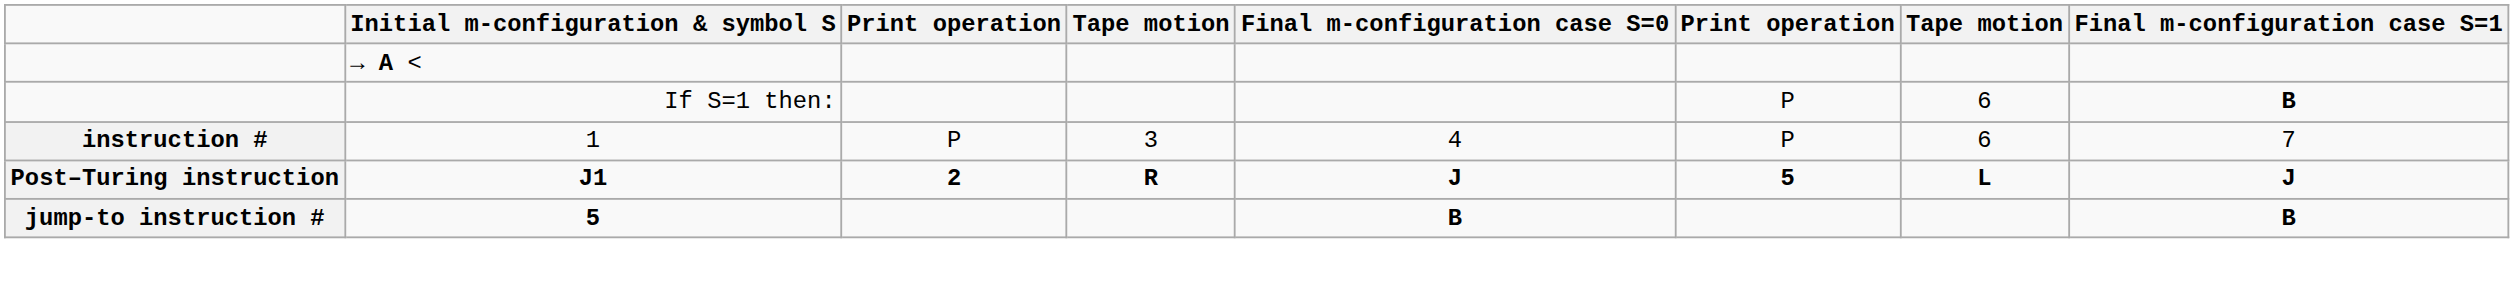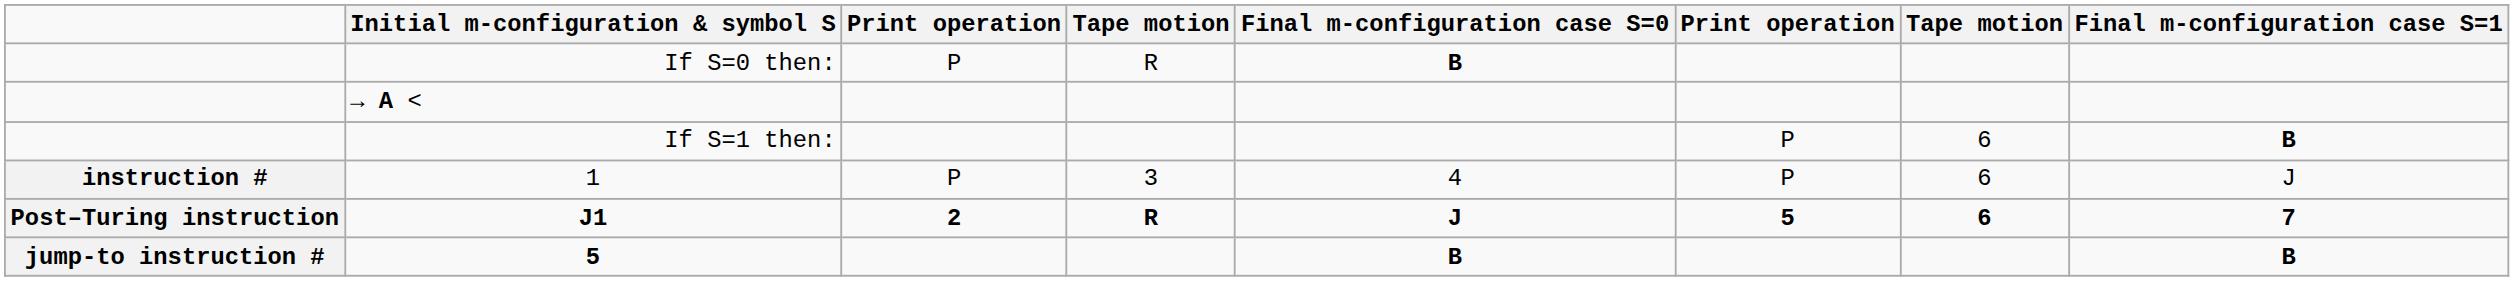+ row: (750, 63)
(2289, 141) 7 -> (2289, 179) J
(1985, 179) L -> (1985, 218) 6
(2289, 179) J -> (2289, 218) 7
